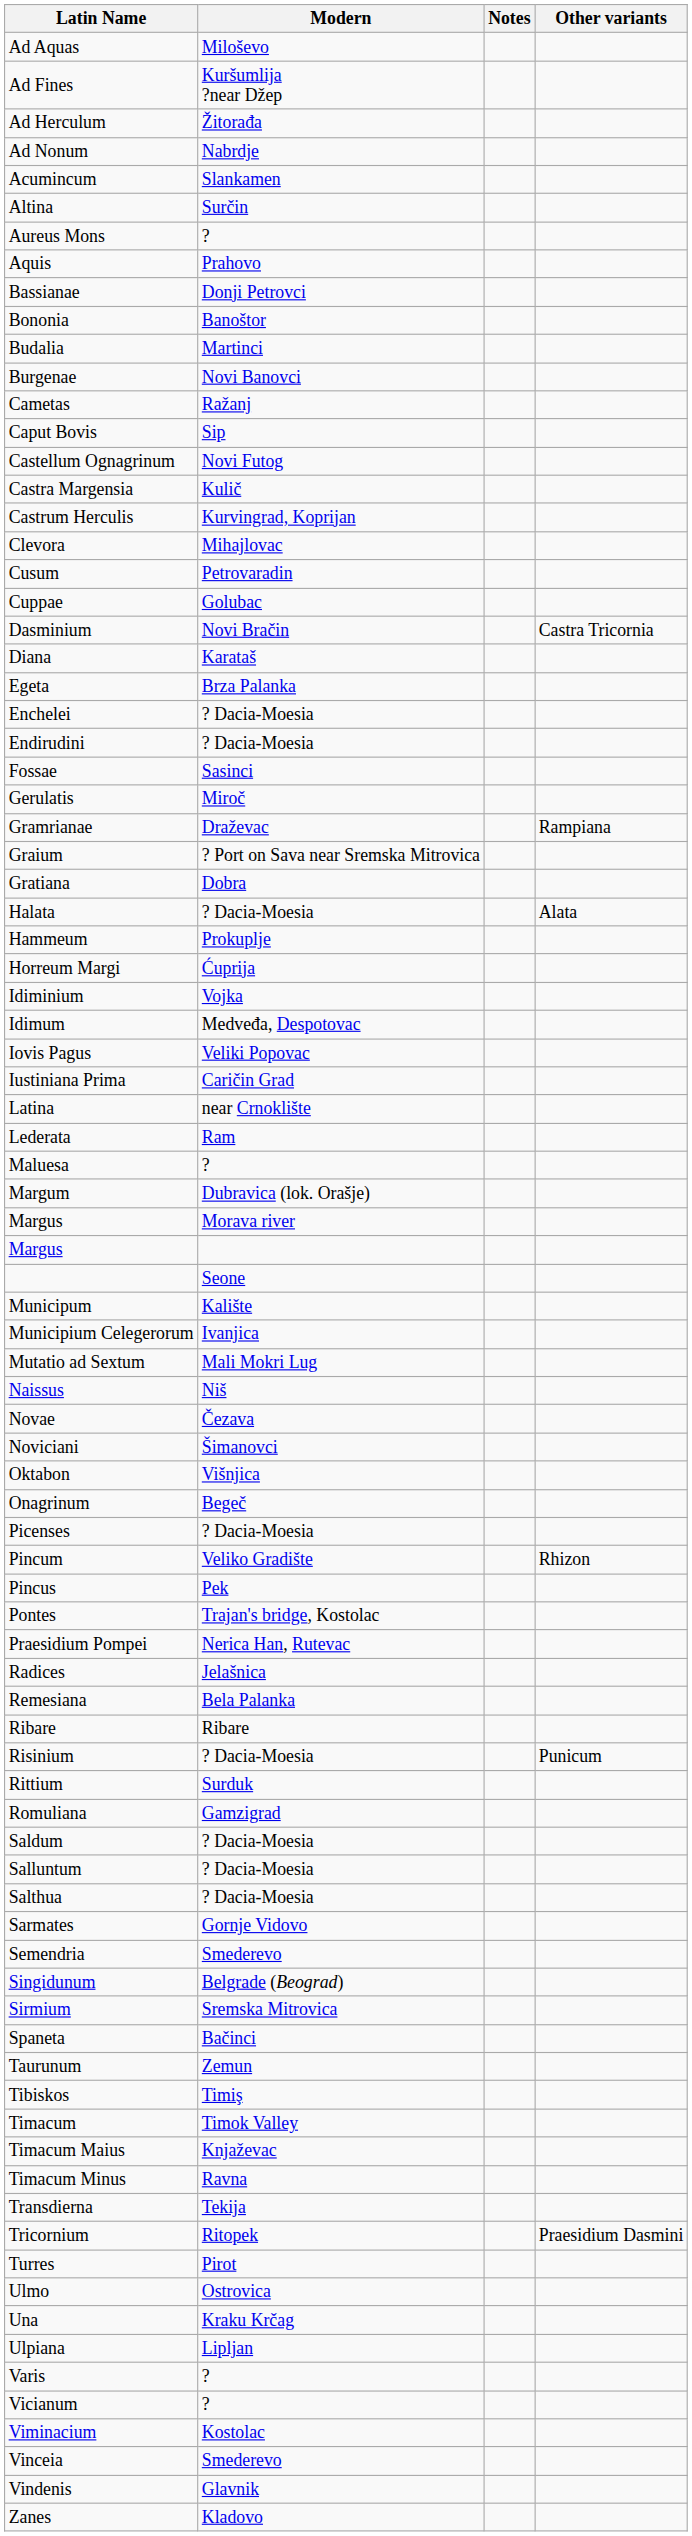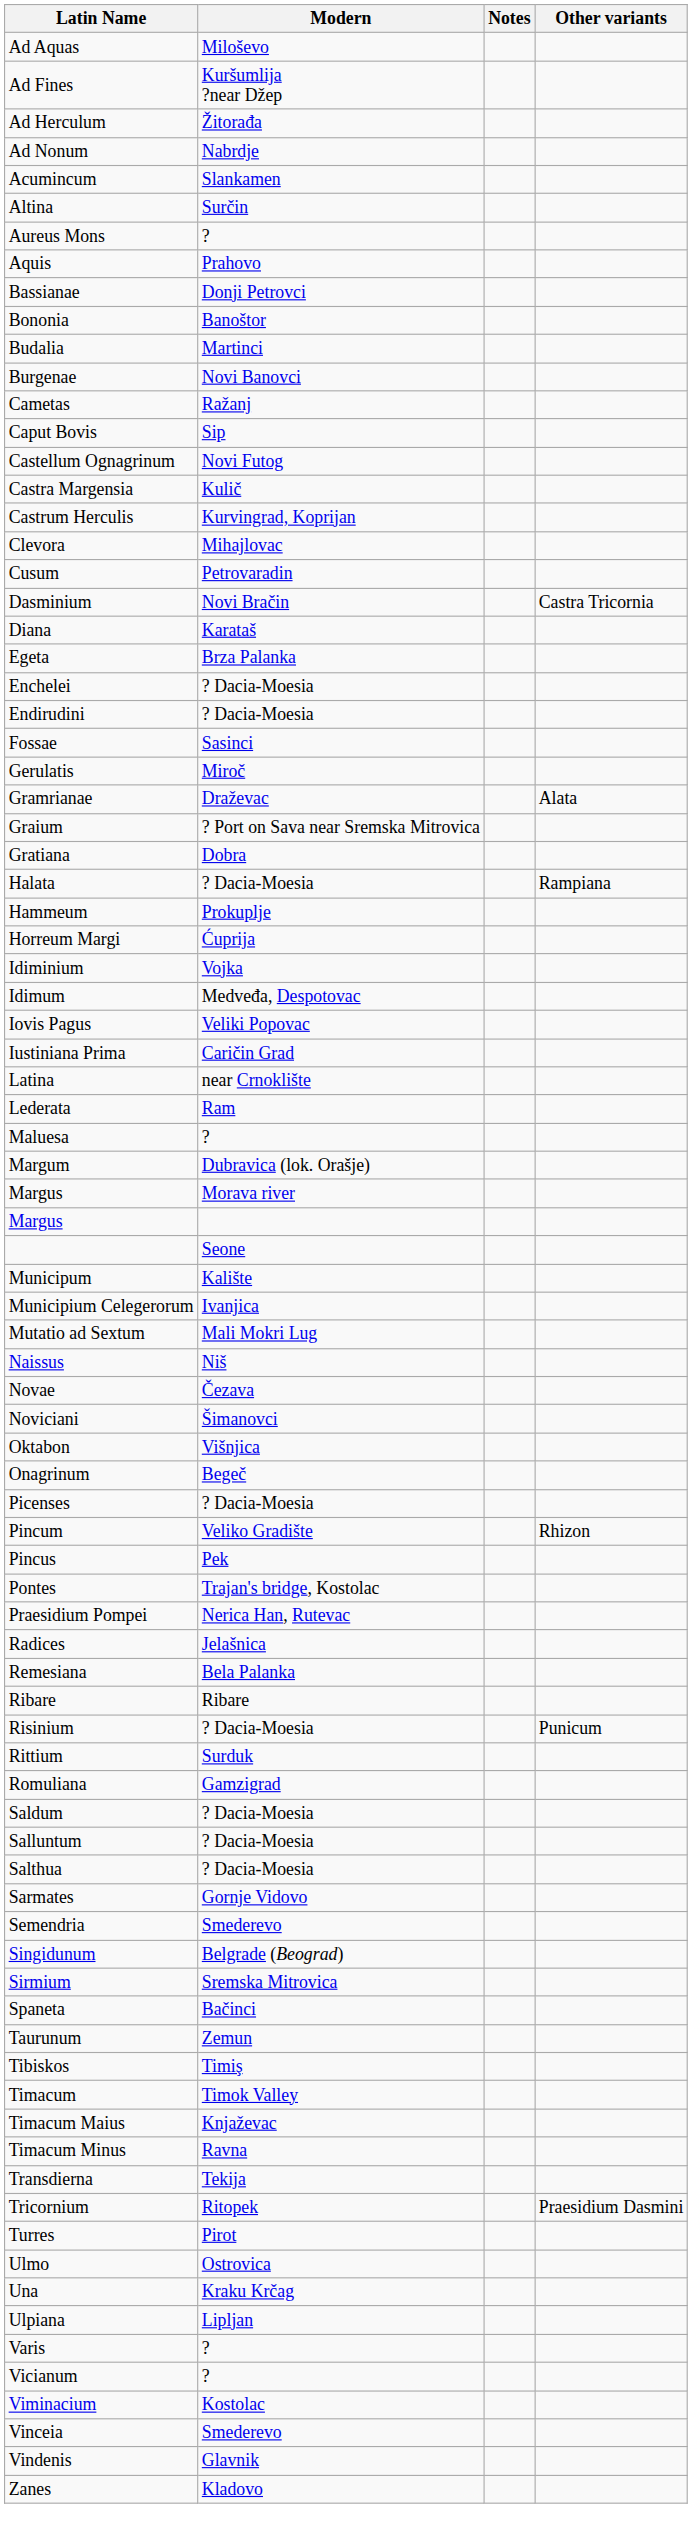- row: (36, 601)
(575, 827) Rampiana -> (558, 799) Alata
(558, 911) Alata -> (575, 883) Rampiana
